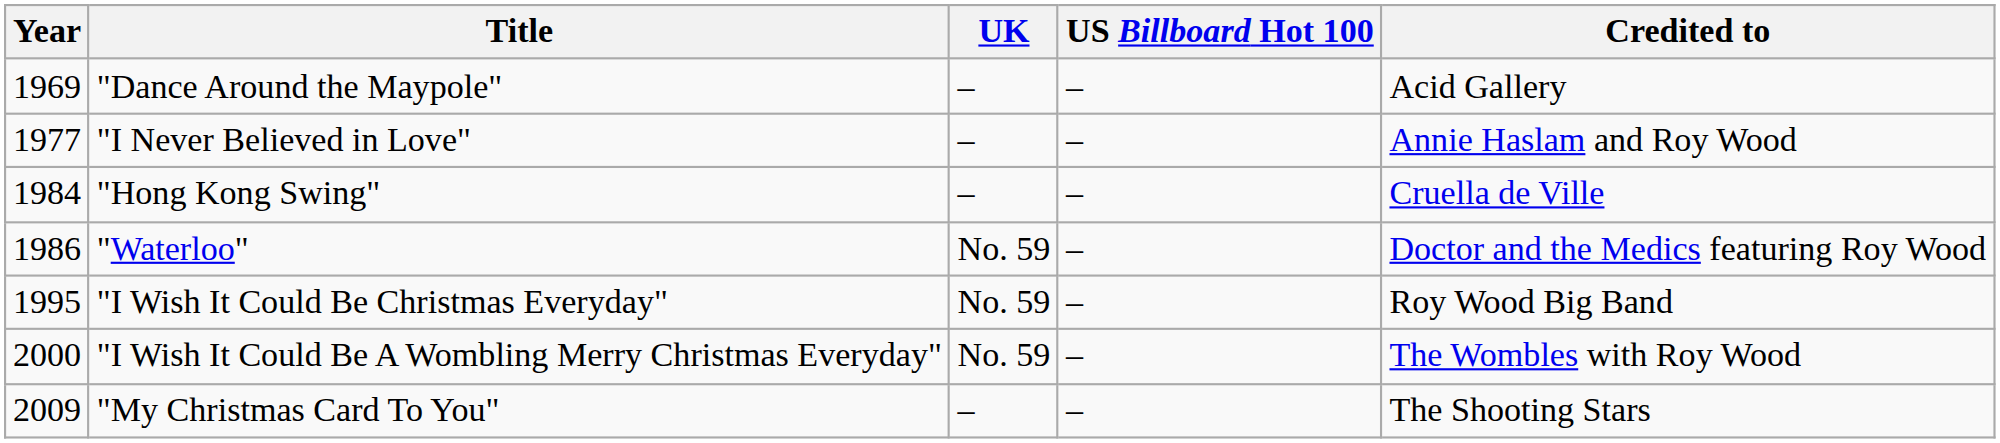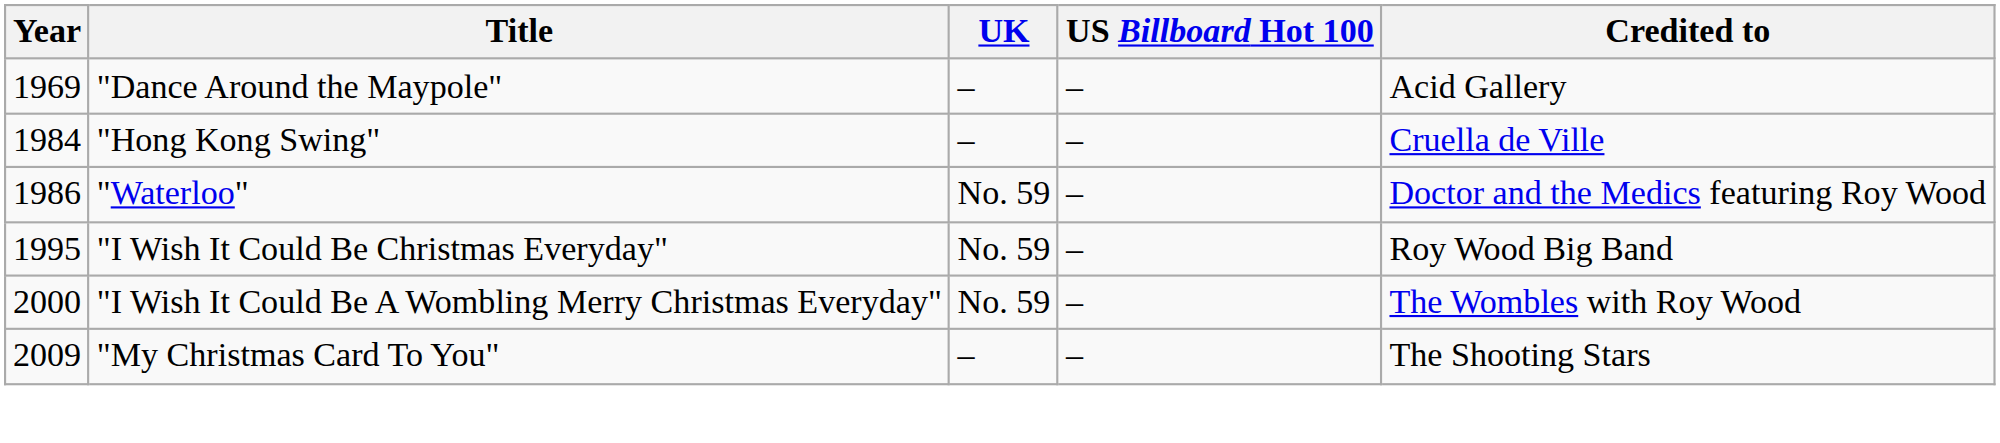- row: (284, 139)
